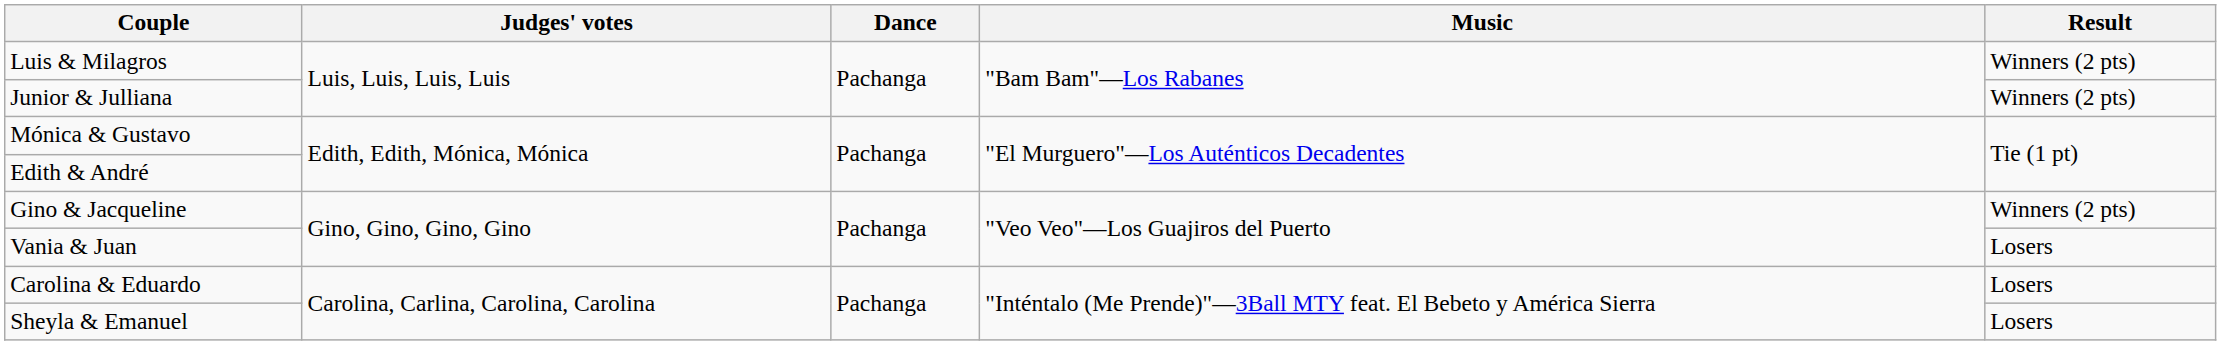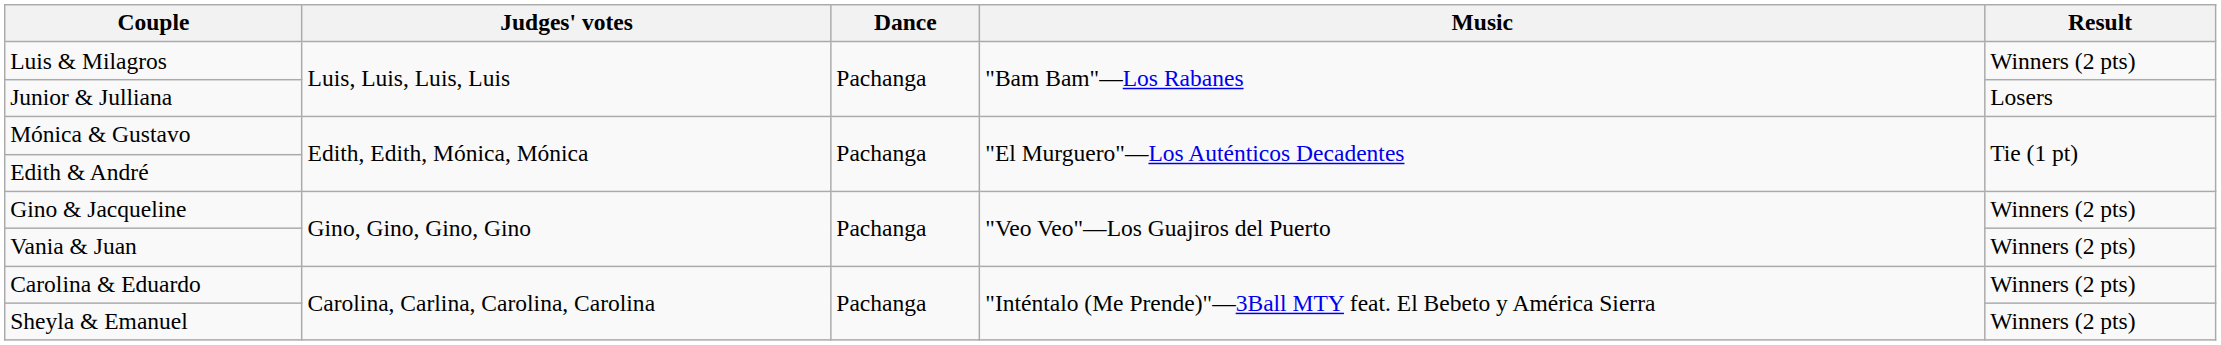(2063, 97) Winners (2 pts) -> (2022, 97) Losers
(2022, 246) Losers -> (2063, 246) Winners (2 pts)
(2022, 284) Losers -> (2063, 284) Winners (2 pts)
(2022, 321) Losers -> (2063, 321) Winners (2 pts)
